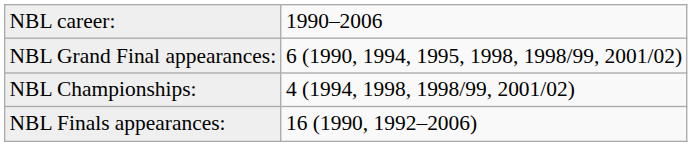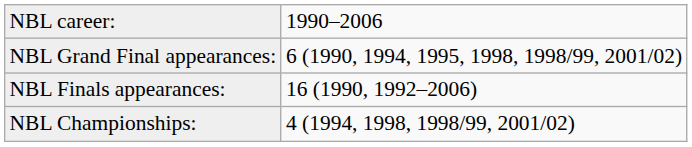rows swapped: (103, 89) <-> (118, 123)
